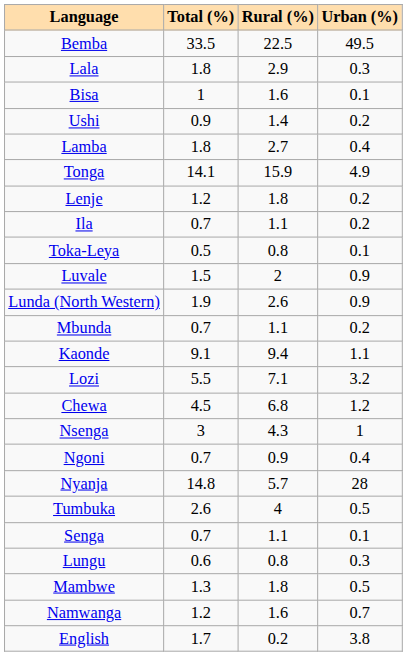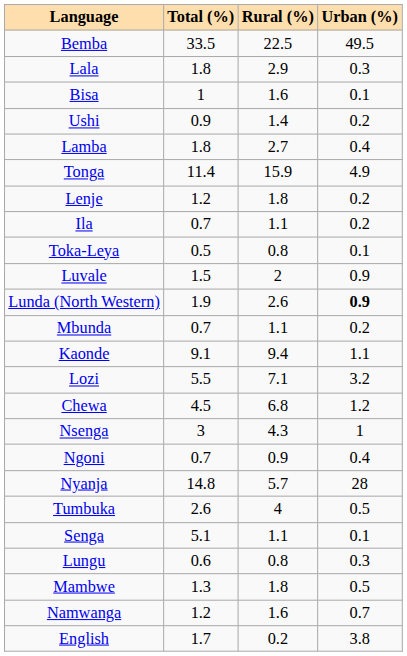(201, 172) 14.1 -> (201, 172) 11.4
(360, 302) normal -> (360, 302) bold
(201, 535) 0.7 -> (201, 535) 5.1
